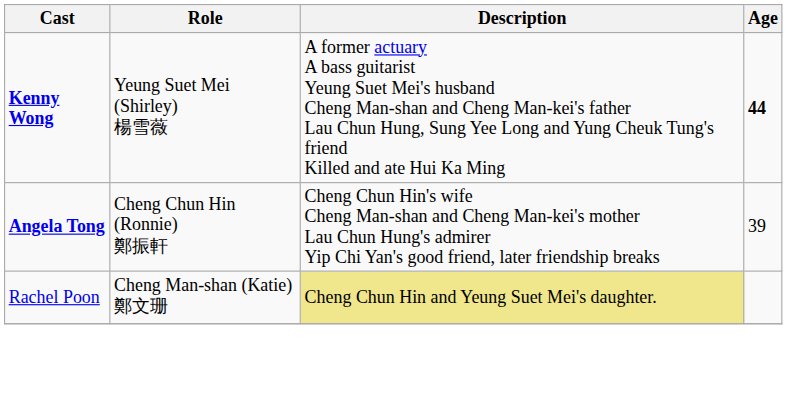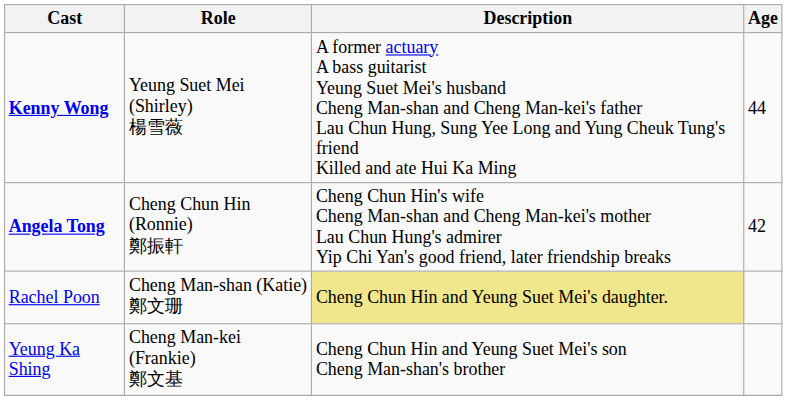(757, 107) bold -> (757, 107) normal
(757, 226) 39 -> (757, 226) 42
+ row: (44, 359)
